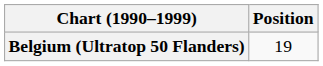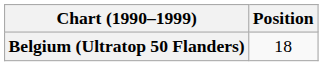(283, 46) 19 -> (283, 46) 18
